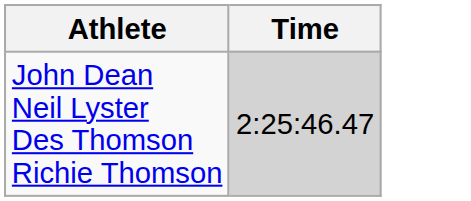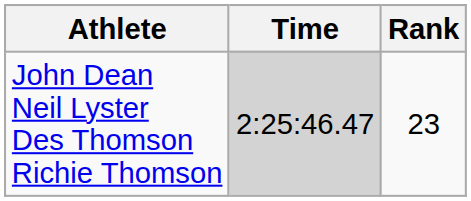+ column: (424, 28)
